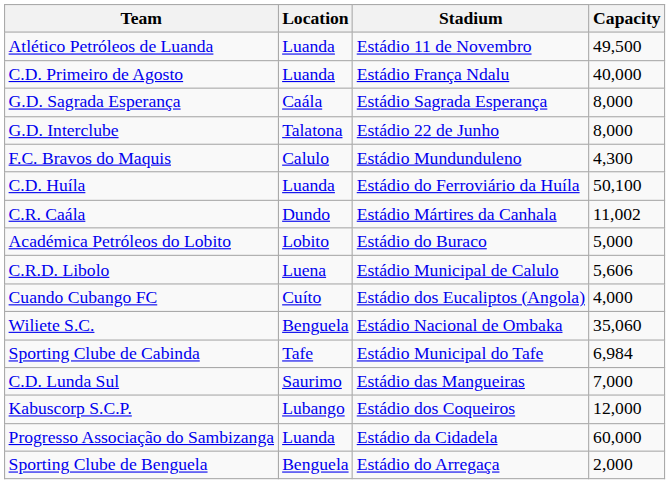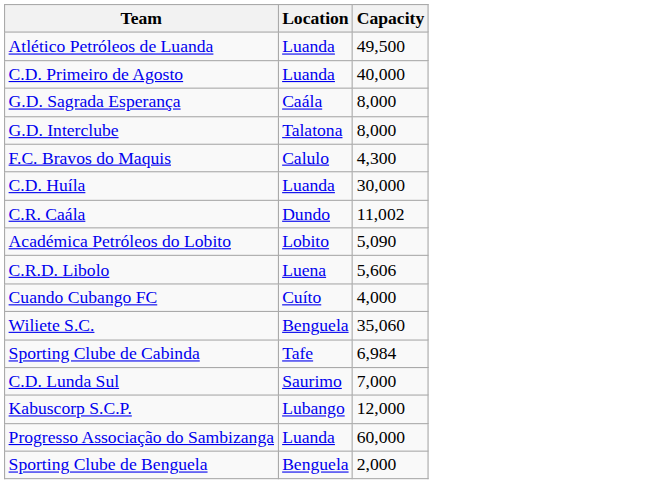- column: (471, 18)
(617, 185) 50,100 -> (381, 185) 30,000
(613, 241) 5,000 -> (377, 241) 5,090
